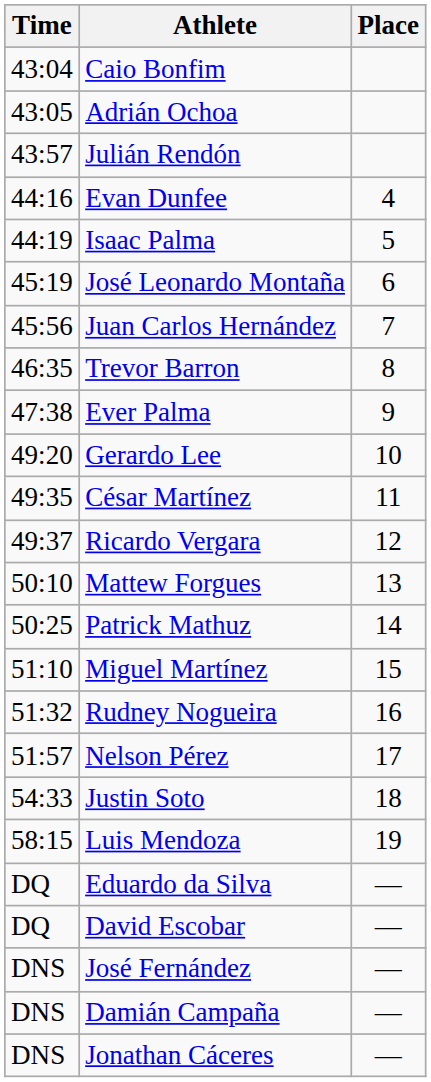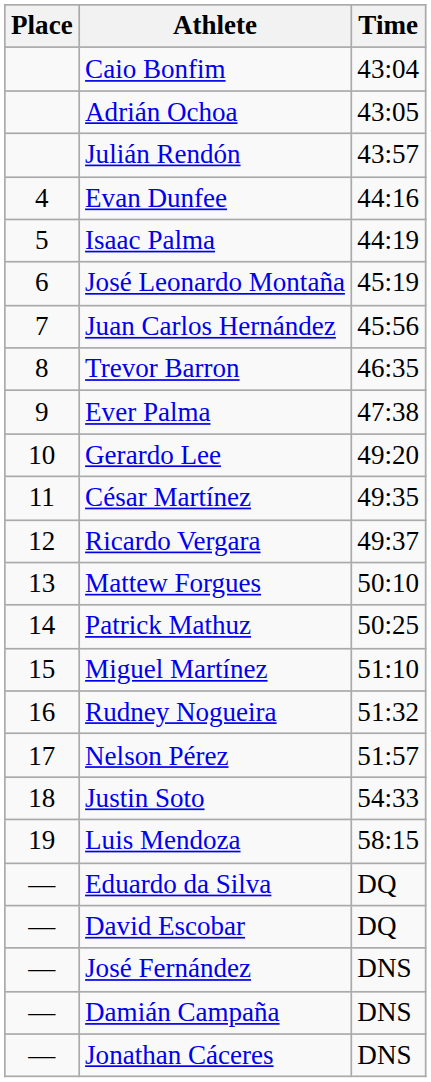columns swapped: (388, 25) <-> (42, 25)
